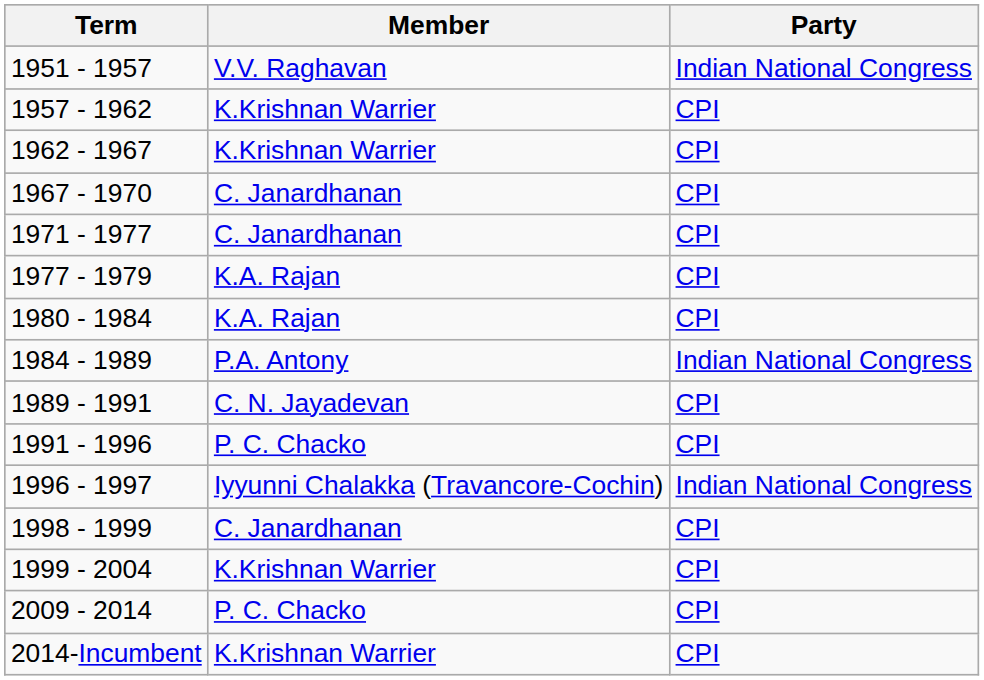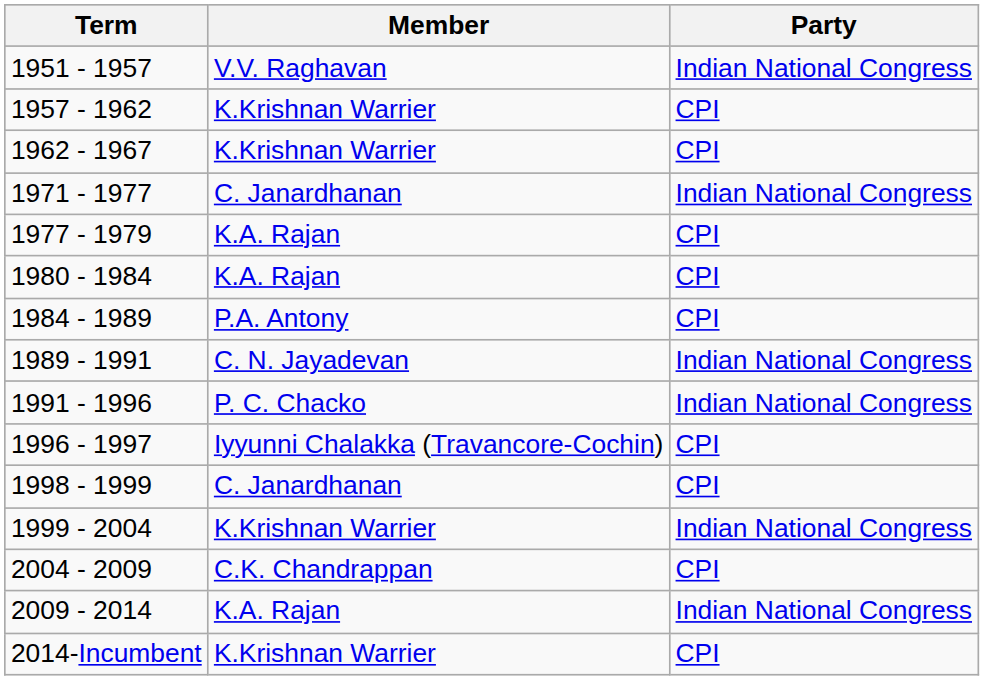- row: (81, 192)
(698, 234) CPI -> (824, 192) Indian National Congress
(824, 360) Indian National Congress -> (698, 318) CPI
(698, 402) CPI -> (824, 360) Indian National Congress
(698, 444) CPI -> (824, 402) Indian National Congress
(824, 485) Indian National Congress -> (698, 444) CPI
(698, 569) CPI -> (824, 527) Indian National Congress
+ row: (81, 569)
(290, 611) P. C. Chacko -> (277, 611) K.A. Rajan
(698, 611) CPI -> (824, 611) Indian National Congress
